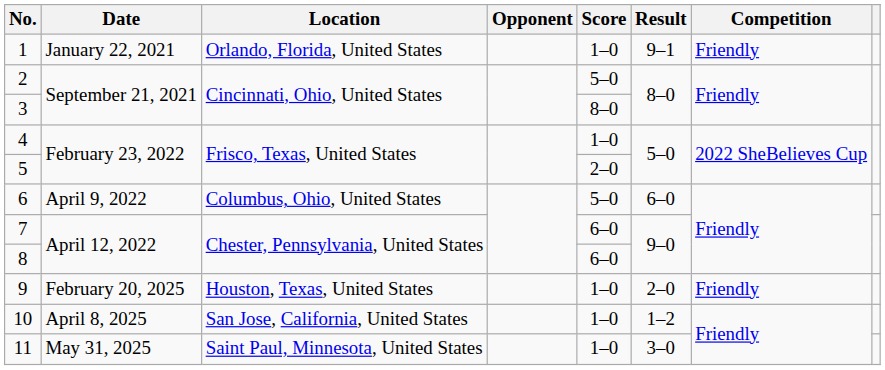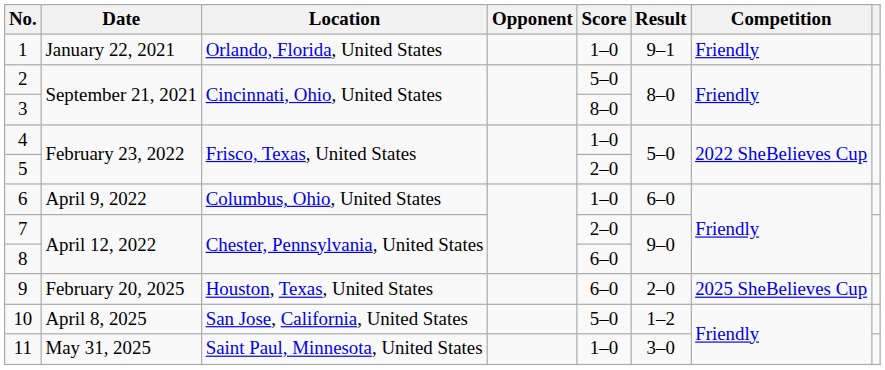(604, 199) 5–0 -> (604, 199) 1–0
(604, 229) 6–0 -> (604, 229) 2–0
(604, 288) 1–0 -> (604, 288) 6–0
(727, 288) Friendly -> (781, 288) 2025 SheBelieves Cup
(604, 318) 1–0 -> (604, 318) 5–0
